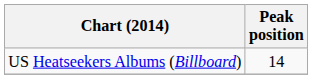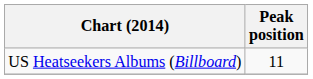(276, 61) 14 -> (276, 61) 11
